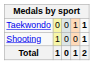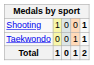rows swapped: (24, 39) <-> (29, 26)
